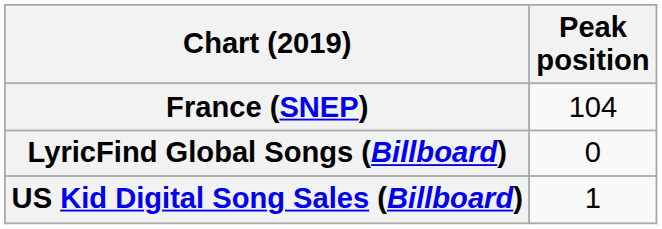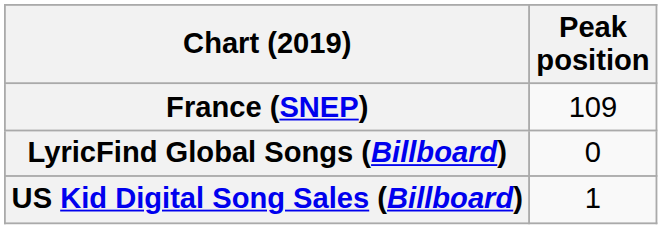(593, 106) 104 -> (593, 106) 109
